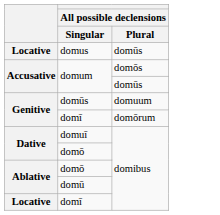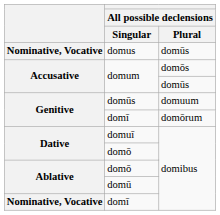(31, 51) Locative -> (55, 51) Nominative, Vocative
(31, 201) Locative -> (55, 201) Nominative, Vocative
